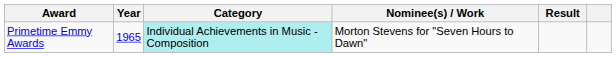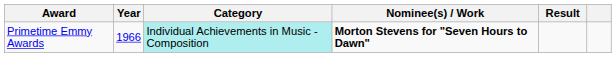(129, 37) 1965 -> (129, 37) 1966
(424, 37) normal -> (431, 37) bold
